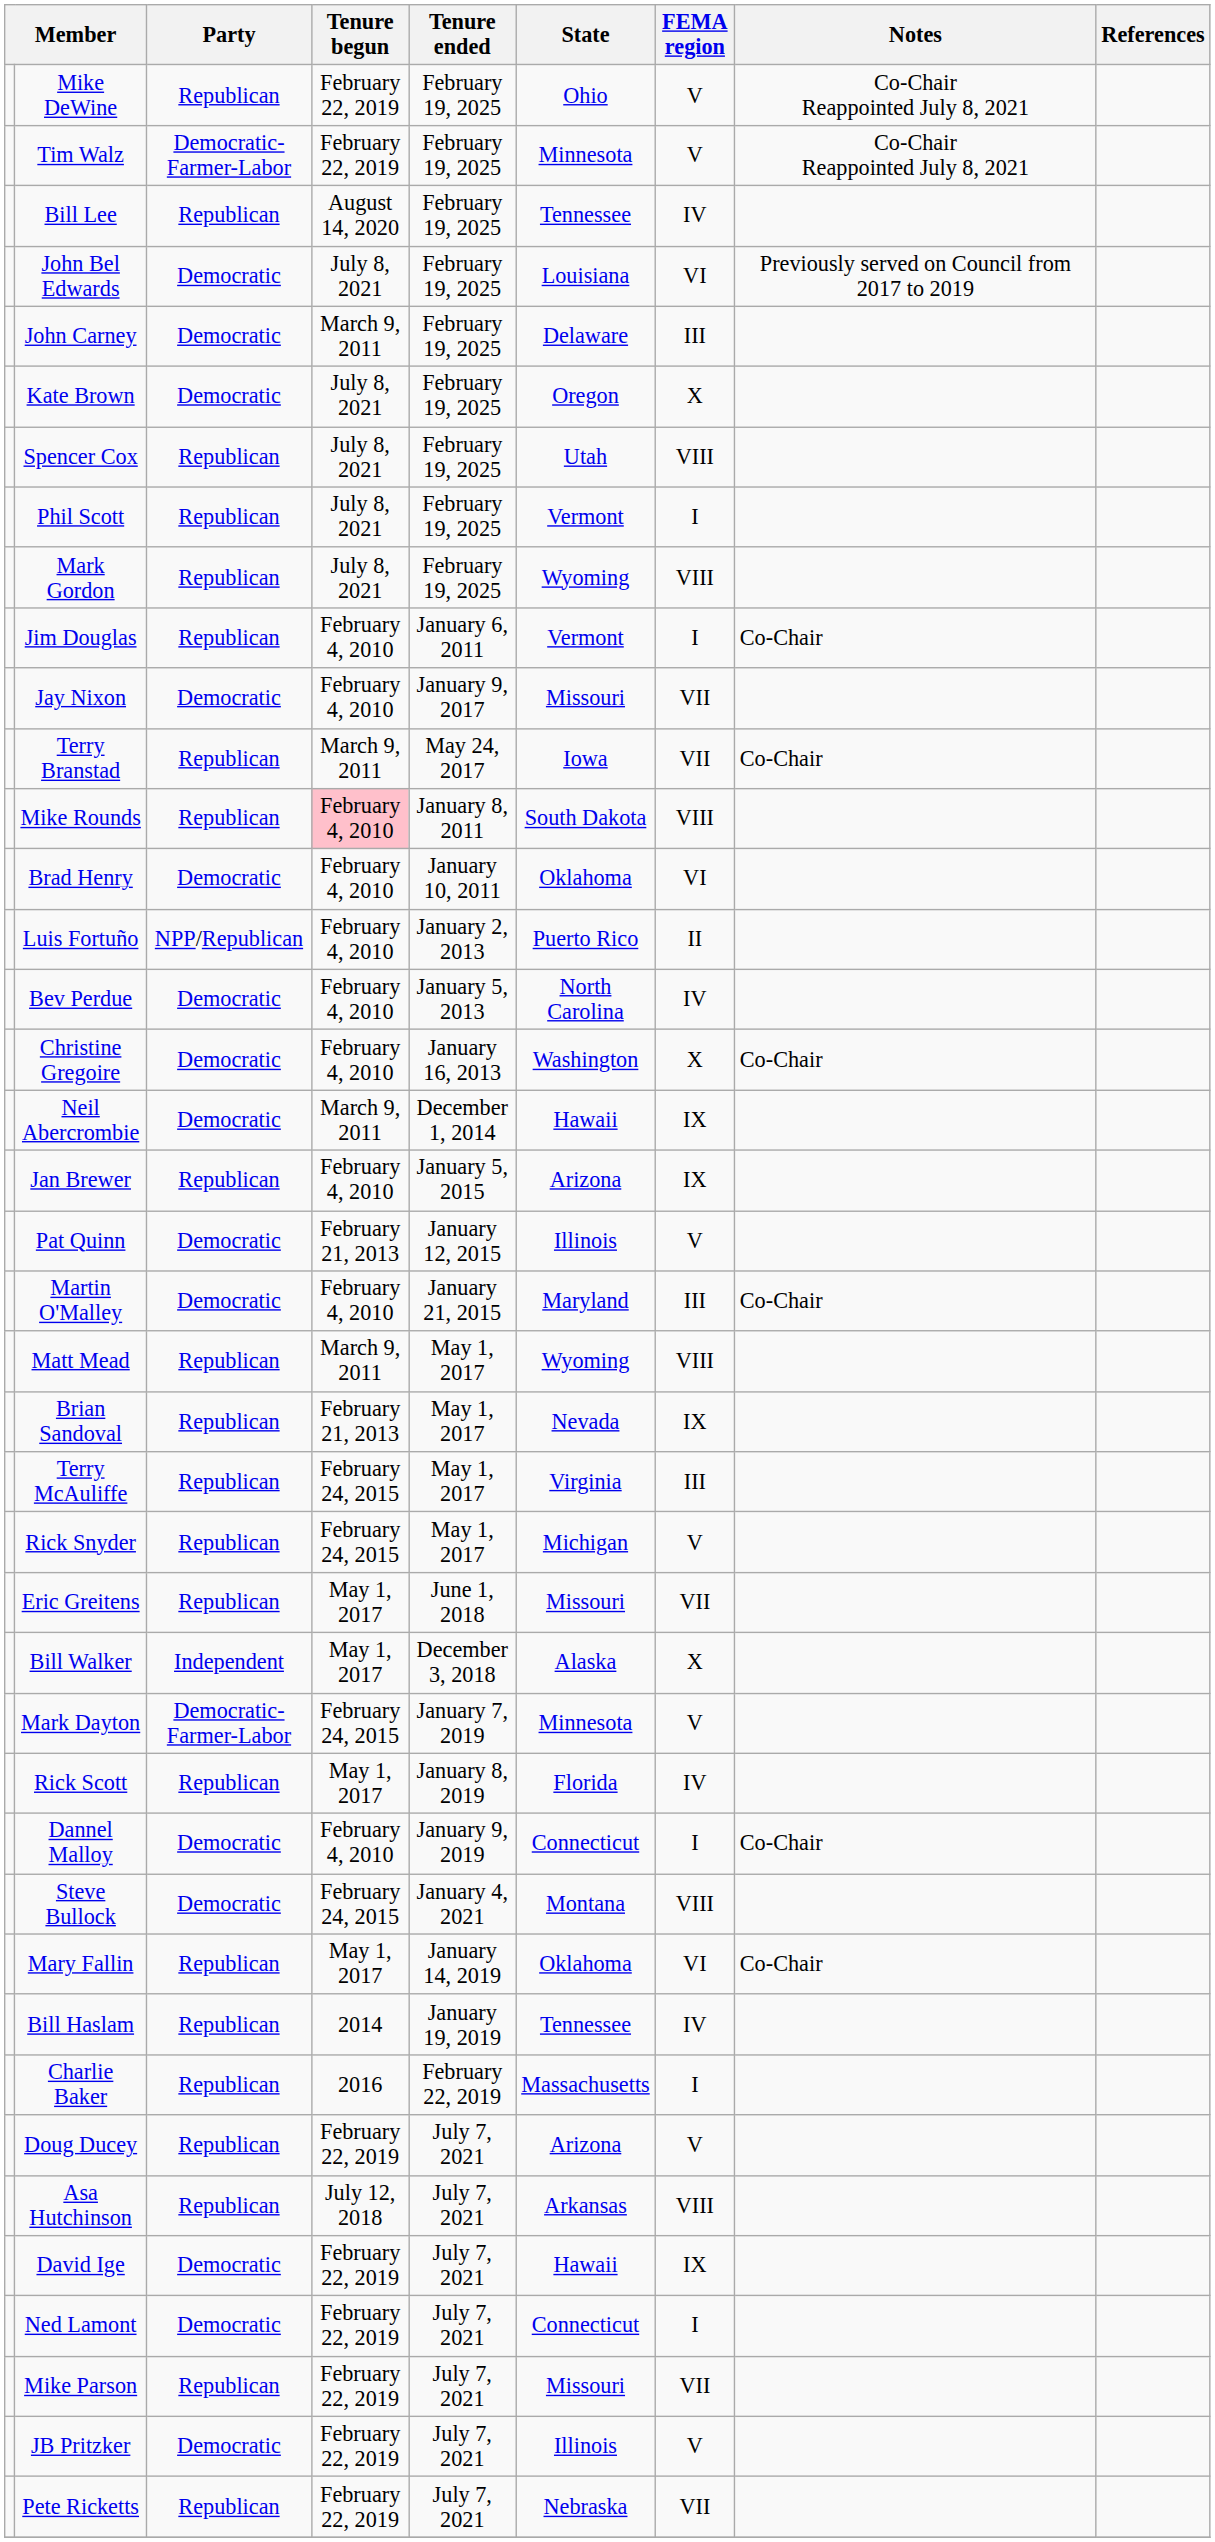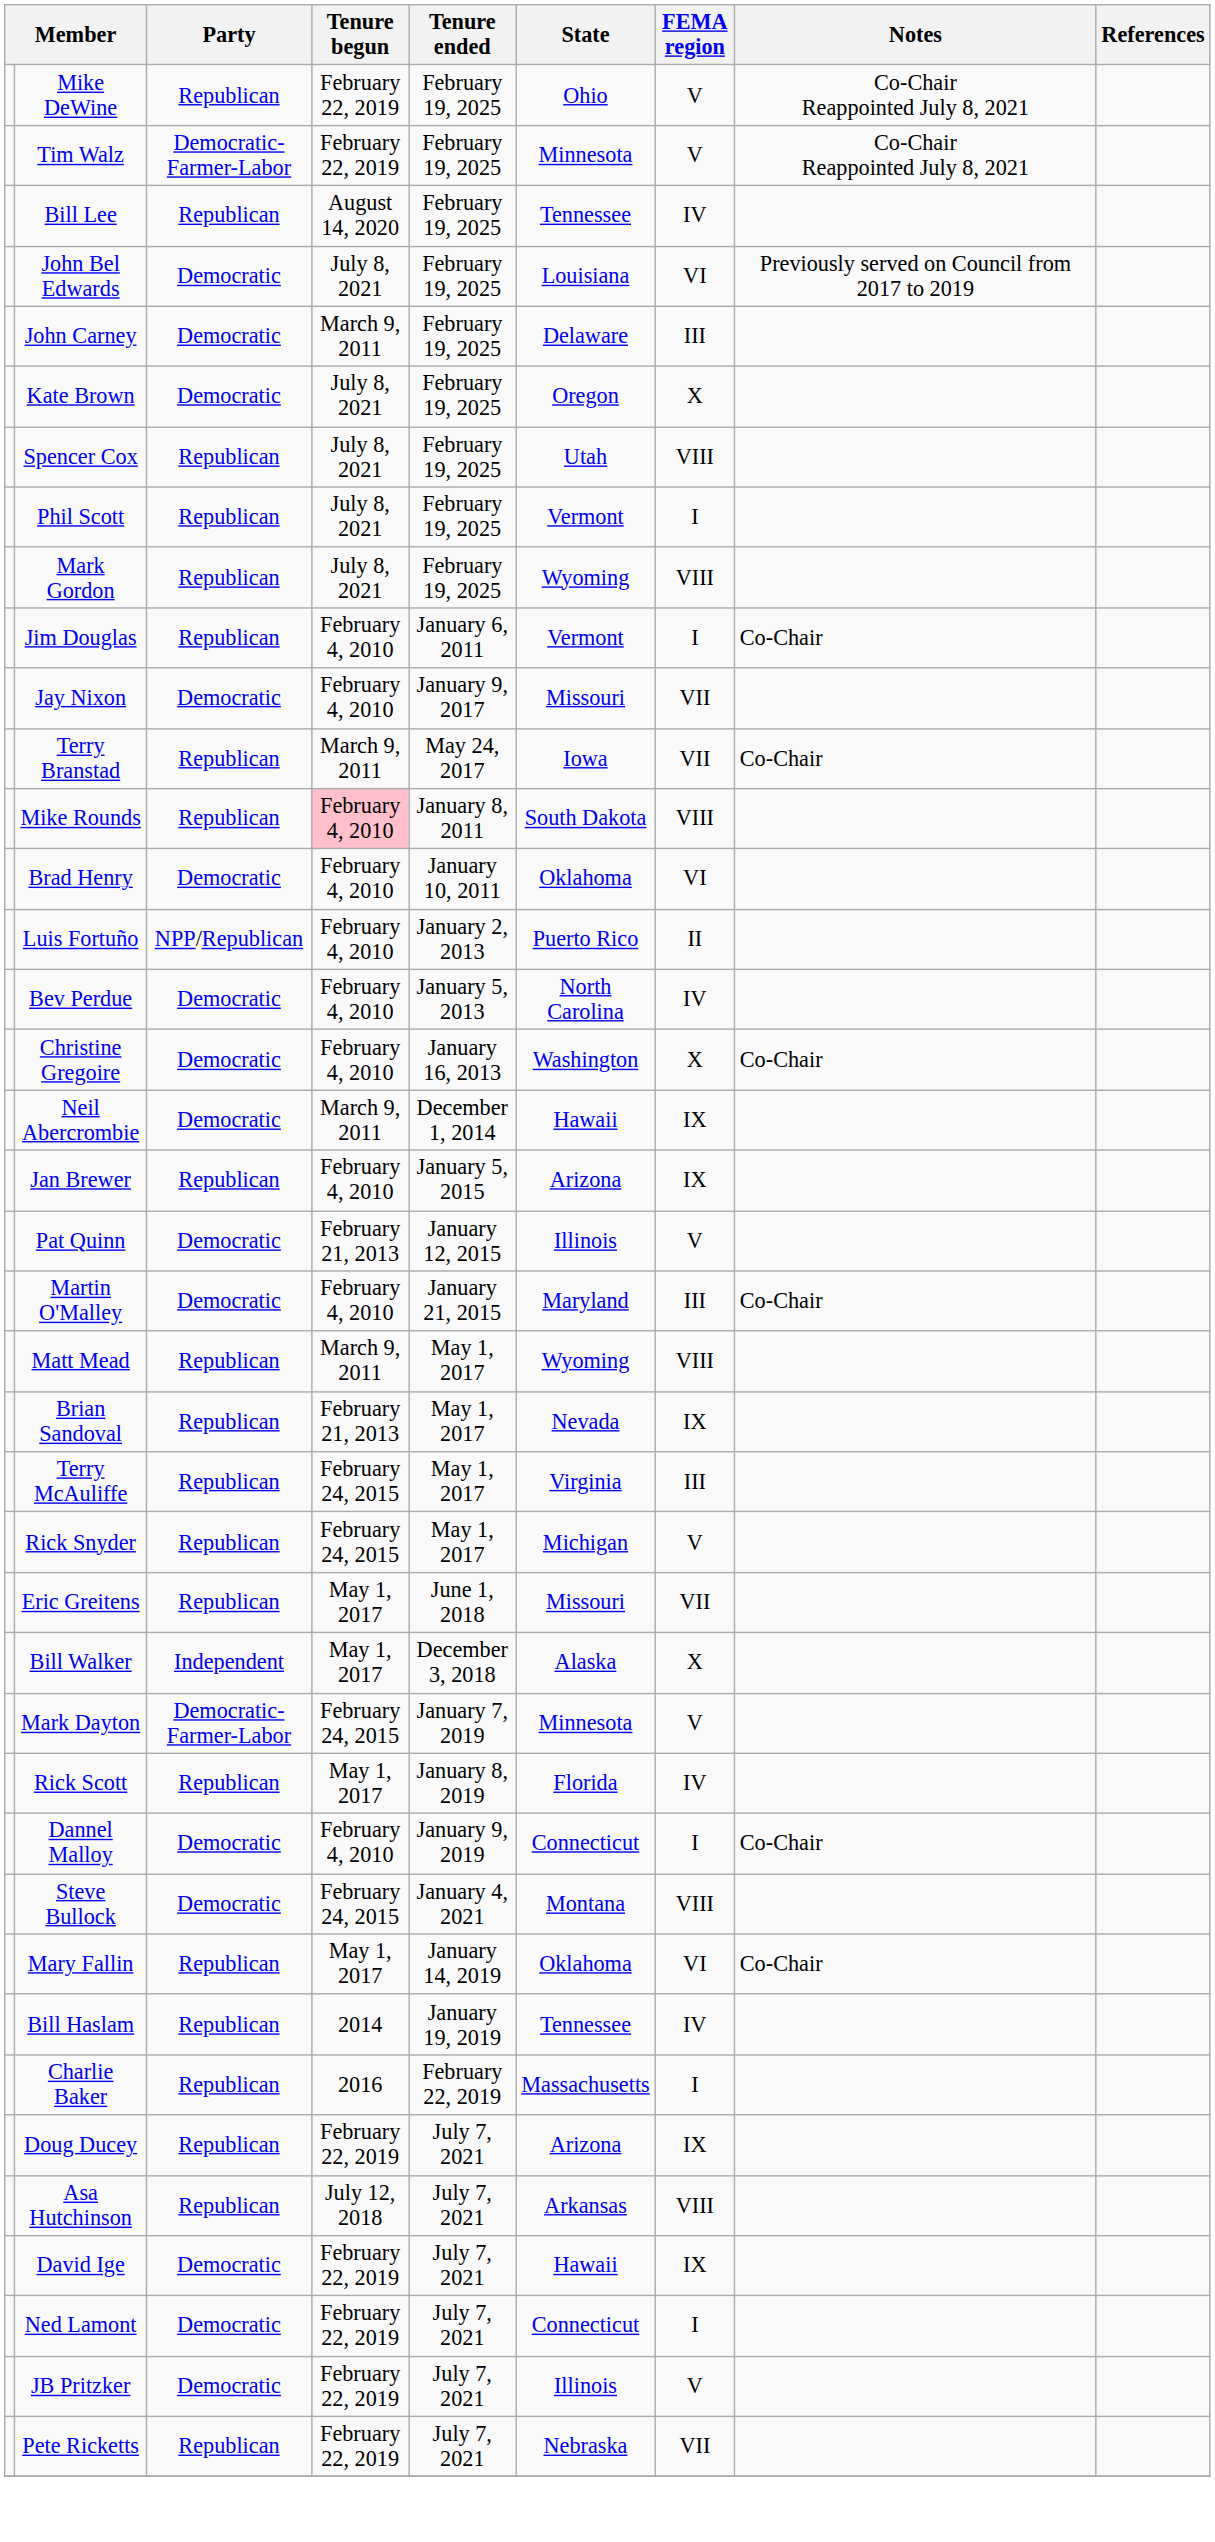(695, 2144) V -> (695, 2144) IX
- row: (81, 2386)
